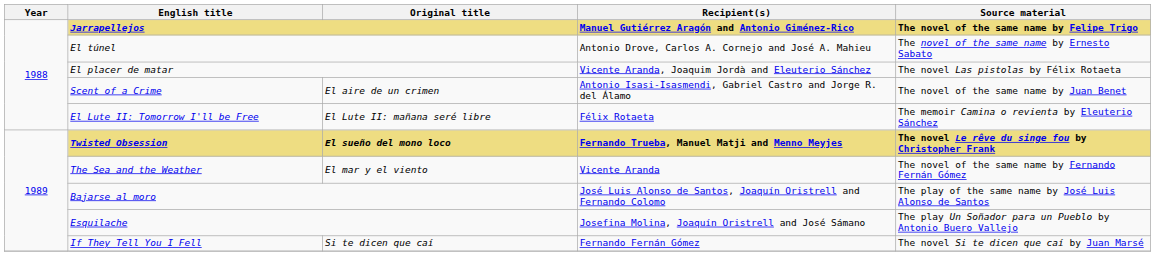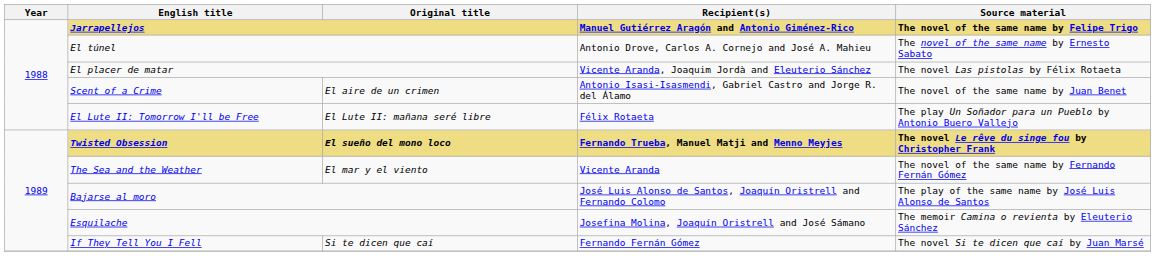(1015, 117) The memoir Camina o revienta by Eleuterio Sánchez -> (1004, 117) The play Un Soñador para un Pueblo by Antonio Buero Vallejo
(1004, 222) The play Un Soñador para un Pueblo by Antonio Buero Vallejo -> (1015, 222) The memoir Camina o revienta by Eleuterio Sánchez
